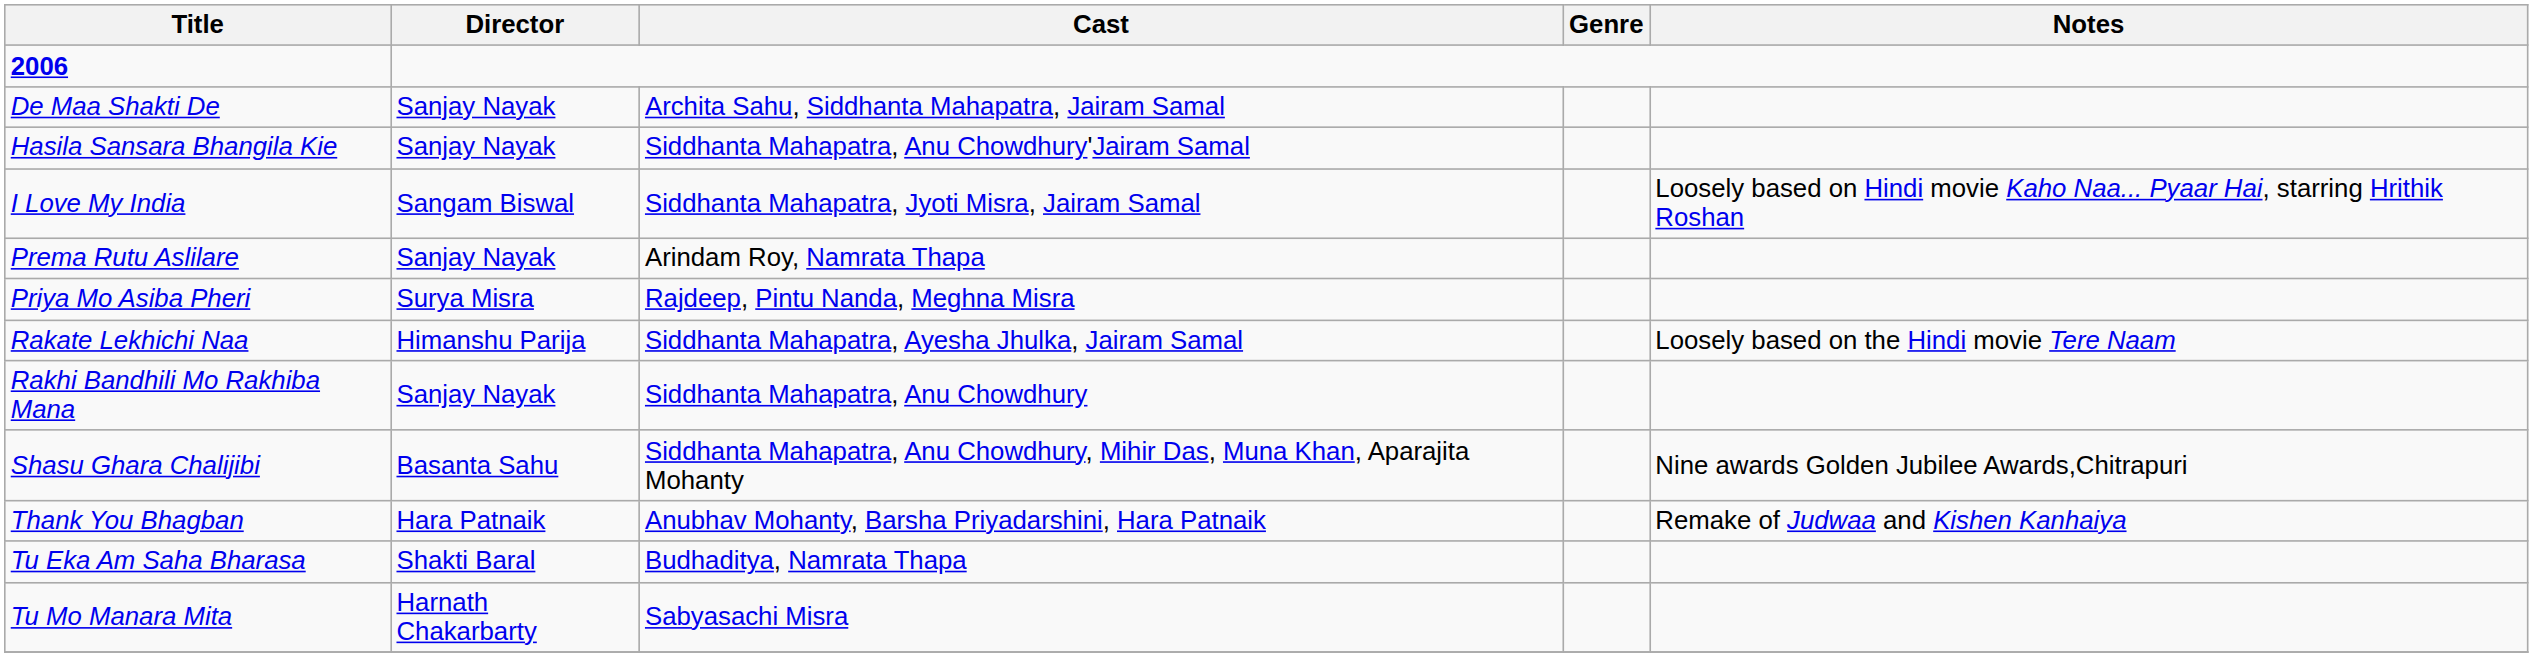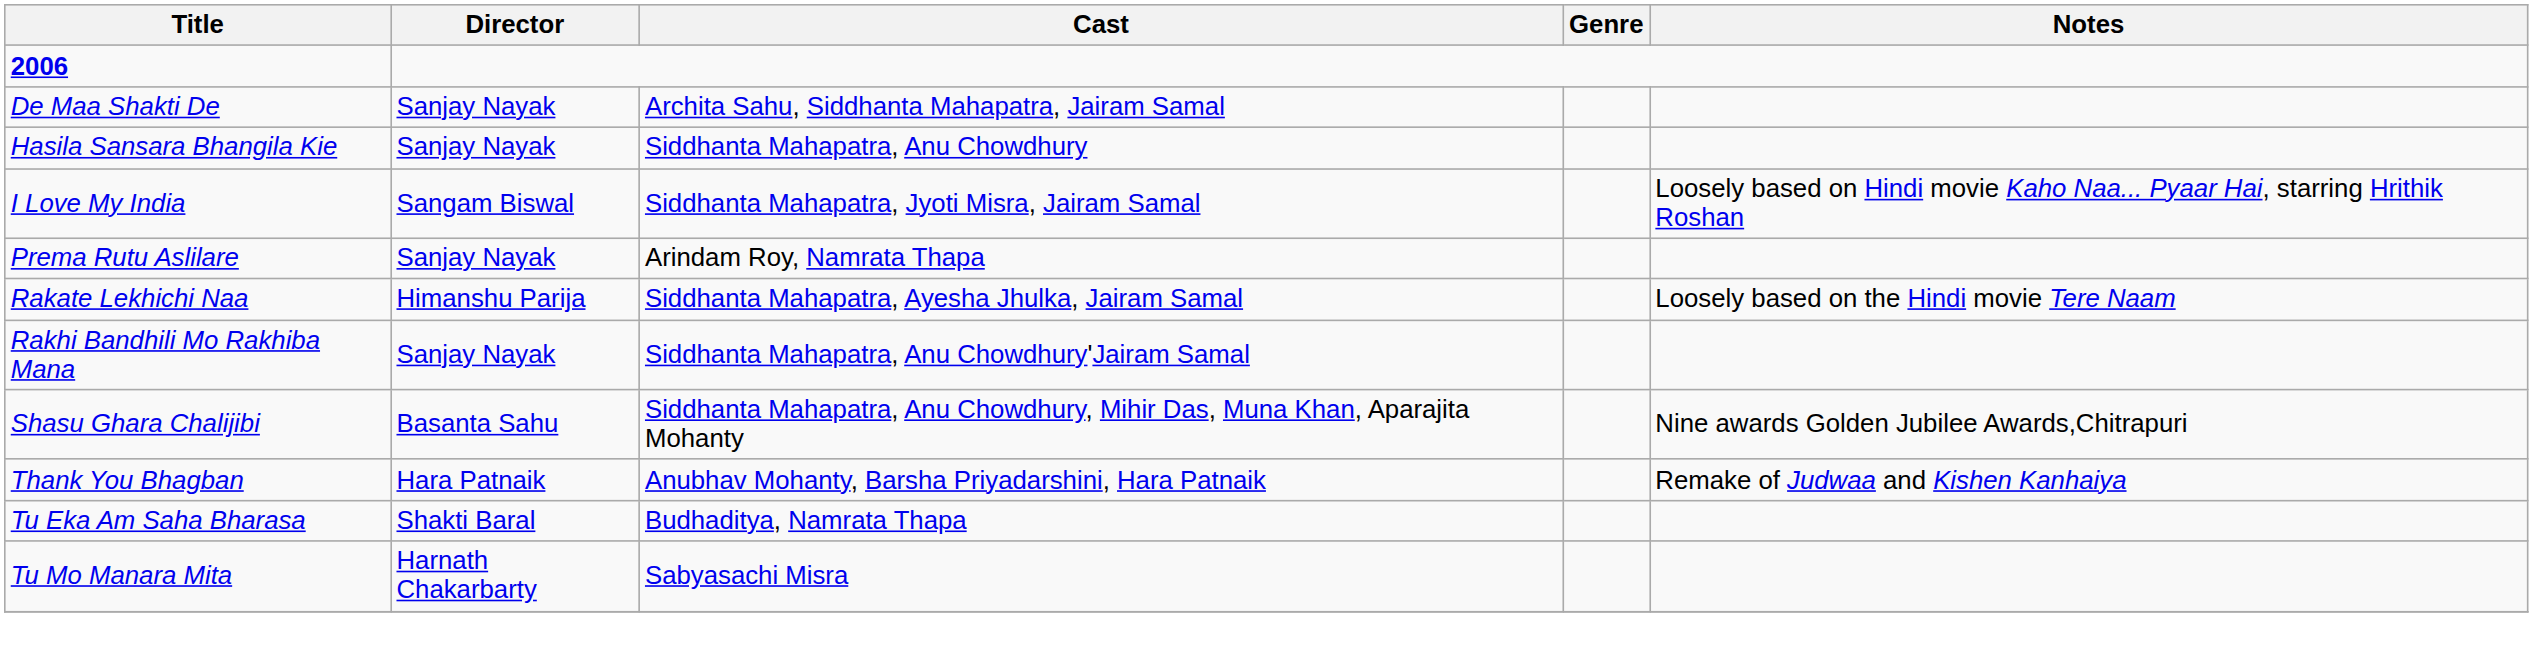(947, 147) Siddhanta Mahapatra, Anu Chowdhury'Jairam Samal -> (866, 147) Siddhanta Mahapatra, Anu Chowdhury
- row: (131, 299)
(866, 395) Siddhanta Mahapatra, Anu Chowdhury -> (947, 354) Siddhanta Mahapatra, Anu Chowdhury'Jairam Samal
